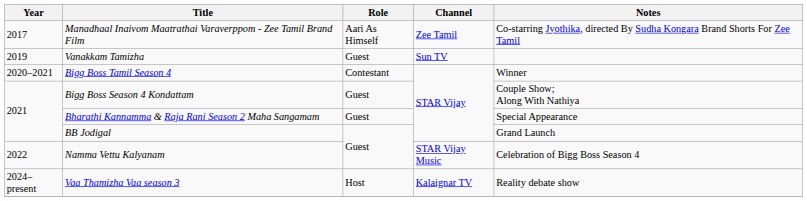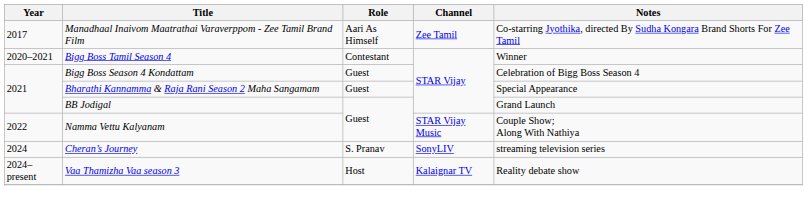- row: (105, 56)
(538, 94) Couple Show; Along With Nathiya -> (568, 72) Celebration of Bigg Boss Season 4
(568, 155) Celebration of Bigg Boss Season 4 -> (538, 127) Couple Show; Along With Nathiya
+ row: (101, 149)
